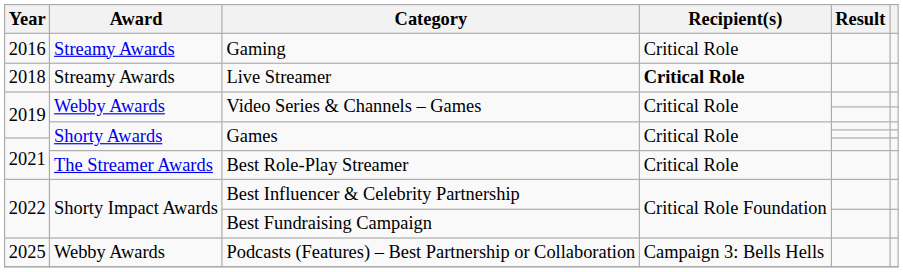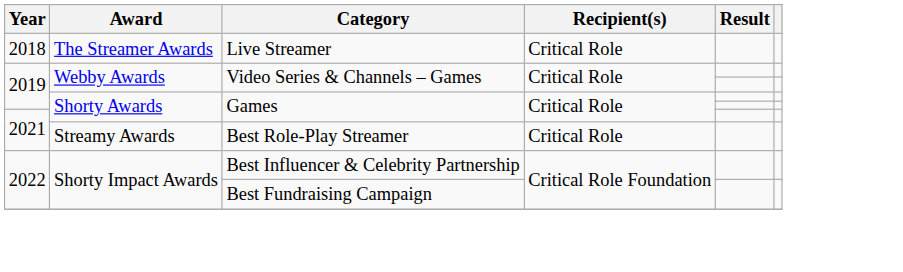- row: (27, 48)
(114, 77) Streamy Awards -> (133, 48) The Streamer Awards
(694, 77) bold -> (576, 48) normal
(133, 164) The Streamer Awards -> (114, 135) Streamy Awards
- row: (27, 252)
